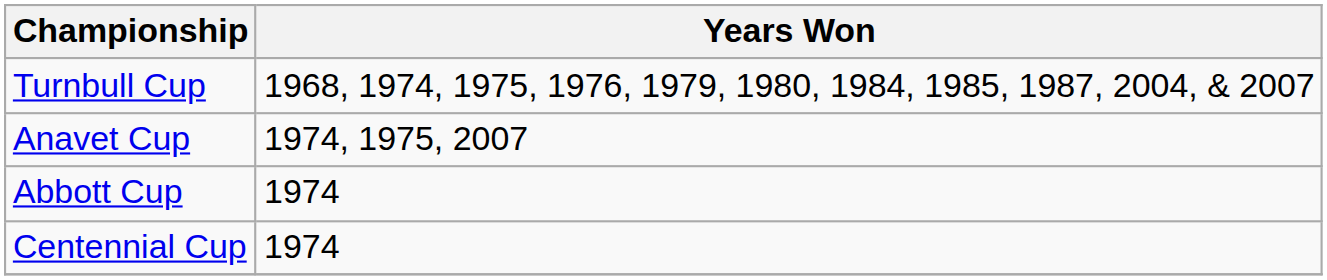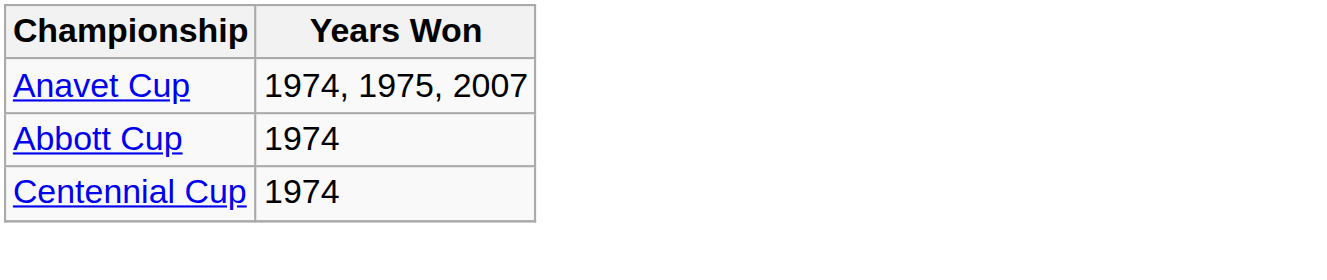- row: (109, 85)
